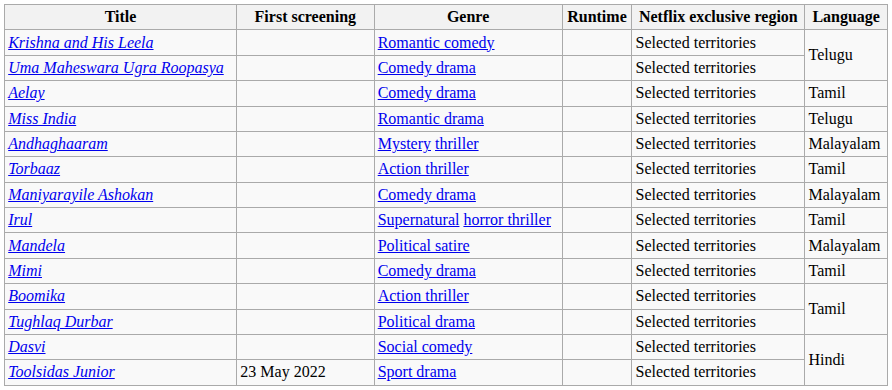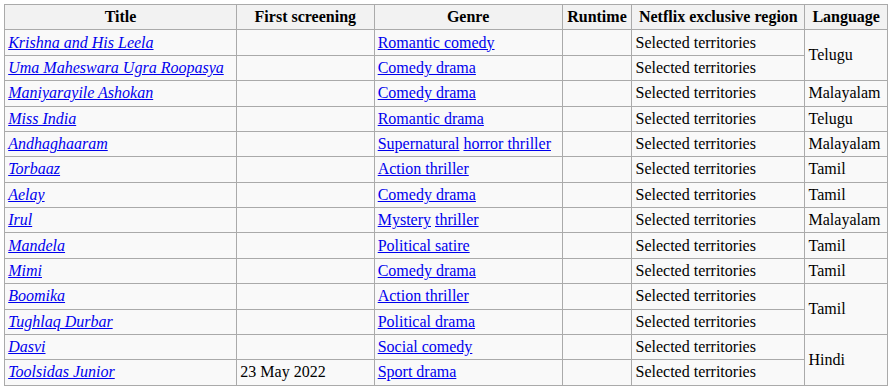rows swapped: (81, 194) <-> (26, 93)
(428, 144) Mystery thriller -> (464, 144) Supernatural horror thriller
(464, 220) Supernatural horror thriller -> (428, 220) Mystery thriller
(827, 220) Tamil -> (845, 220) Malayalam
(845, 245) Malayalam -> (827, 245) Tamil
